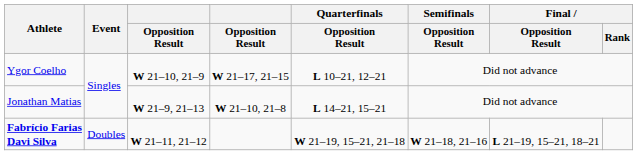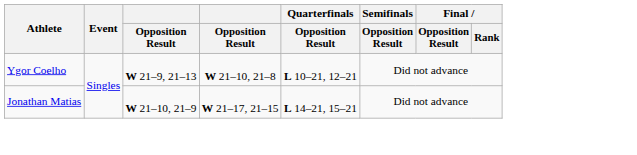(169, 76) W 21–10, 21–9 -> (161, 76) W 21–9, 21–13
(250, 76) W 21–17, 21–15 -> (240, 76) W 21–10, 21–8
(169, 109) W 21–9, 21–13 -> (161, 109) W 21–10, 21–9
(250, 109) W 21–10, 21–8 -> (240, 109) W 21–17, 21–15
- row: (44, 134)
